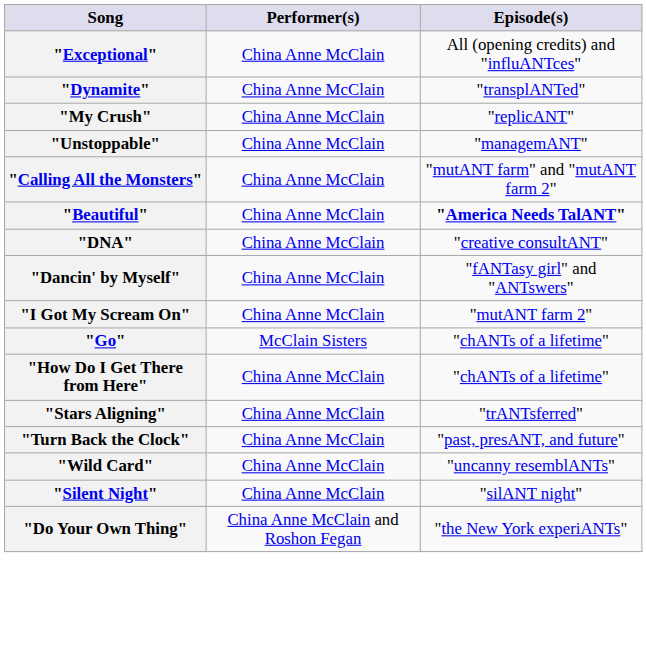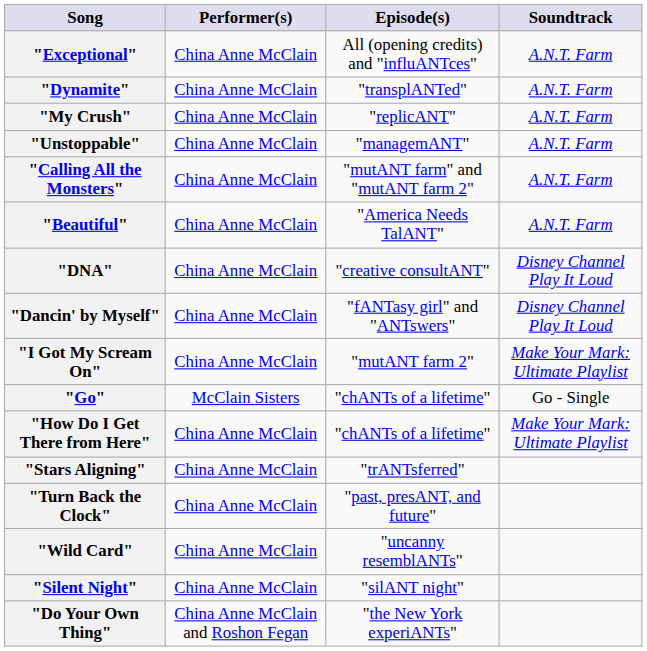+ column: (571, 17)
(531, 215) bold -> (413, 224) normal
